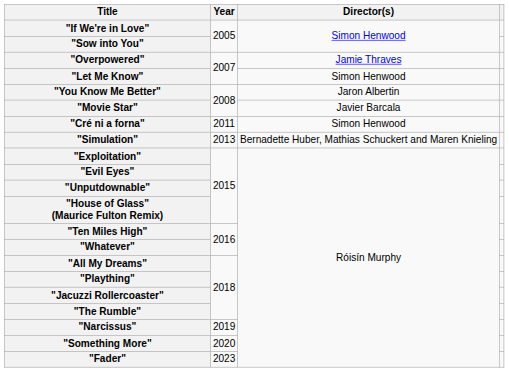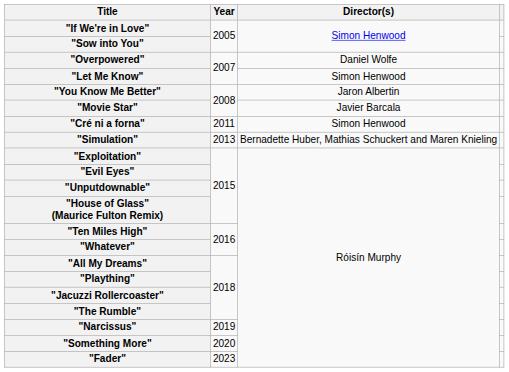(369, 60) Jamie Thraves -> (369, 60) Daniel Wolfe
